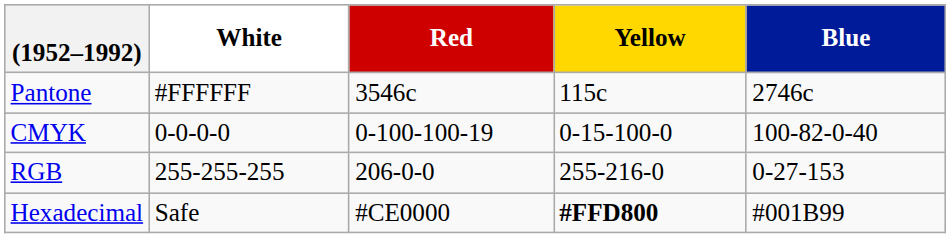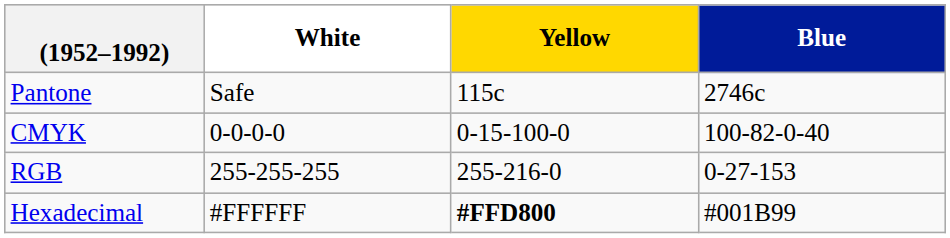- column: (451, 38)
(203, 92) #FFFFFF -> (232, 92) Safe
(177, 212) Safe -> (258, 212) #FFFFFF
